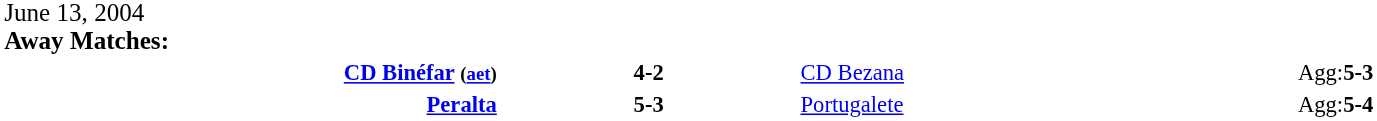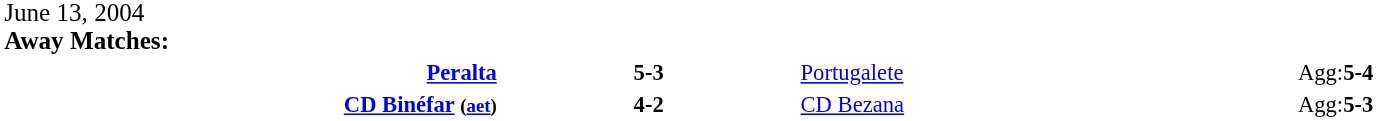rows swapped: (462, 104) <-> (420, 73)
